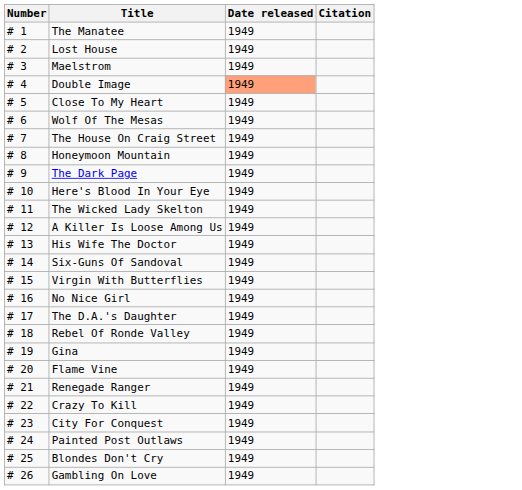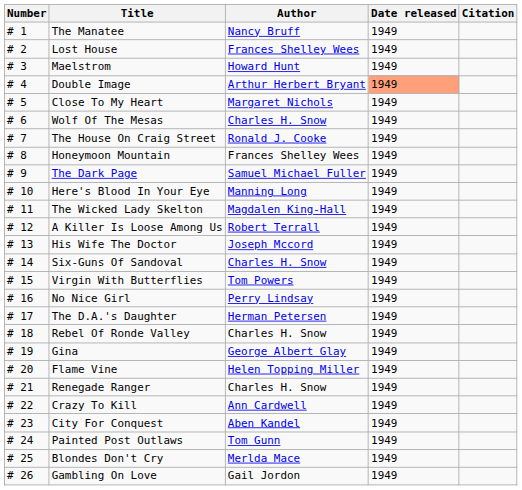+ column: (297, 13)
